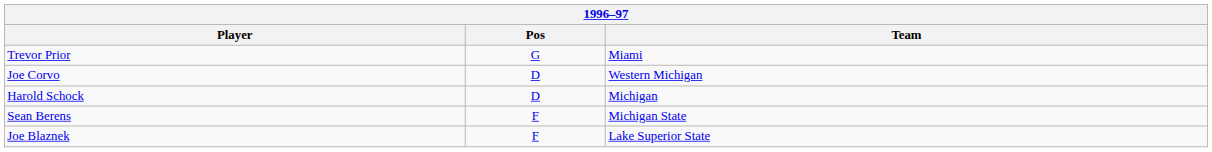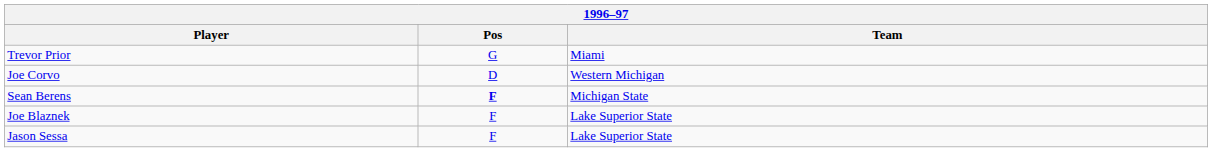- row: (46, 95)
(535, 116) normal -> (493, 95) bold
+ row: (37, 136)
